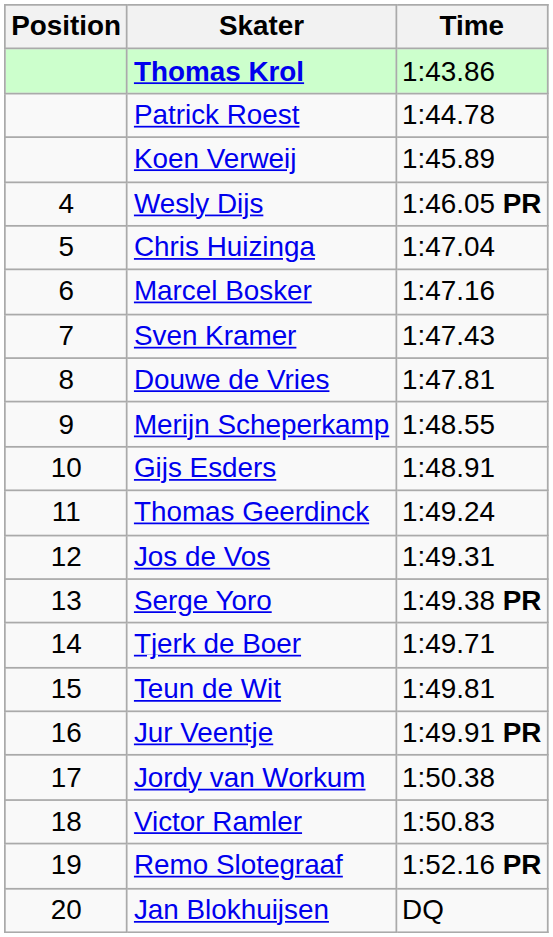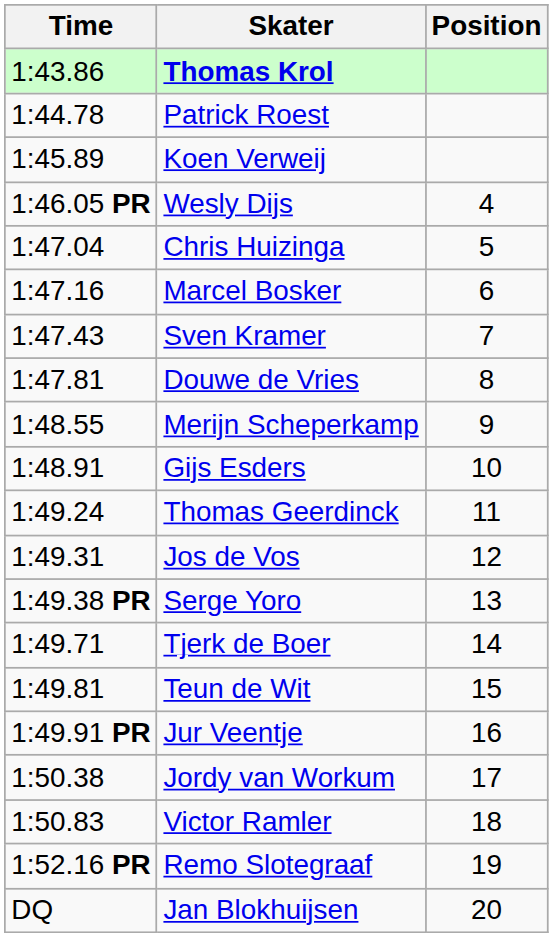columns swapped: (66, 26) <-> (472, 26)
